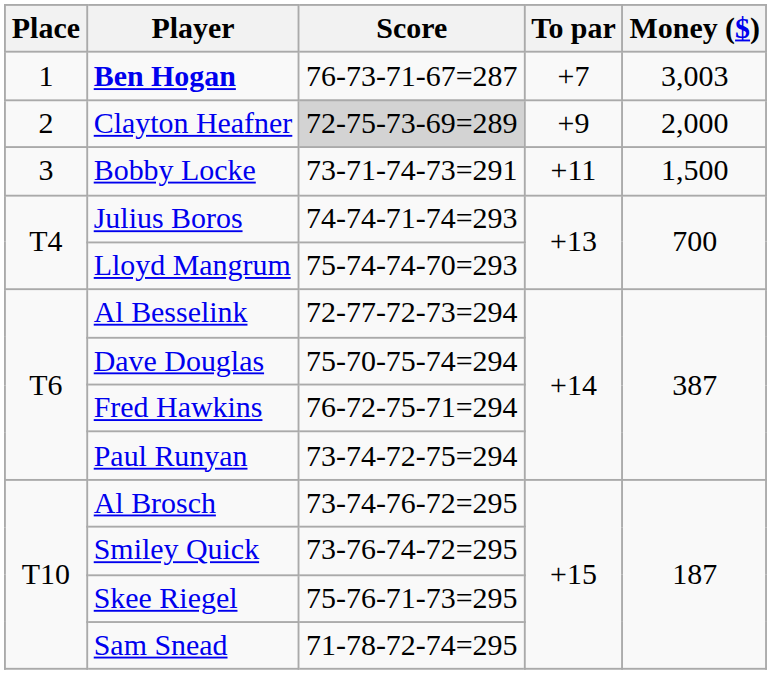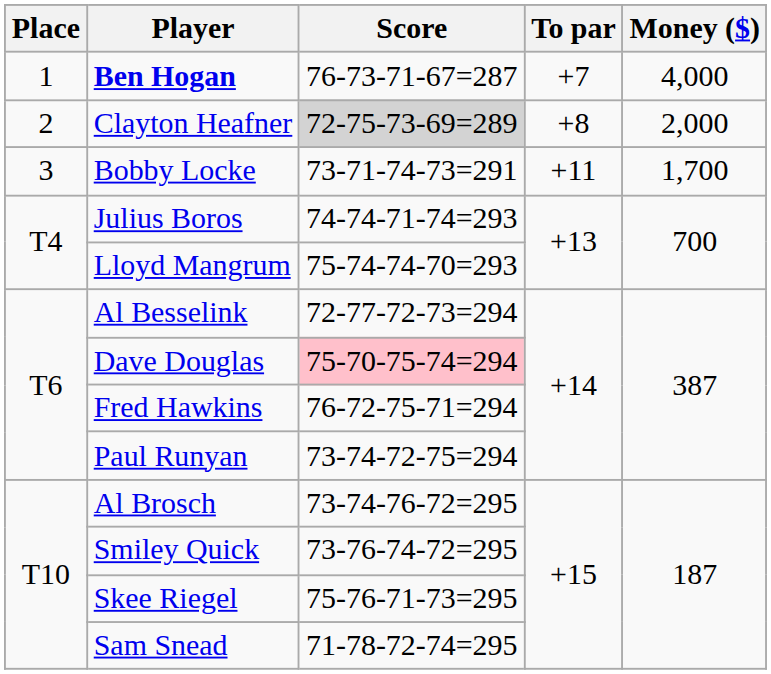(695, 75) 3,003 -> (695, 75) 4,000
(573, 123) +9 -> (573, 123) +8
(695, 170) 1,500 -> (695, 170) 1,700
(412, 360) no background -> (412, 360) pink background
